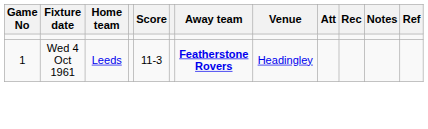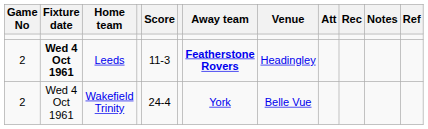(22, 60) 1 -> (22, 60) 2
(63, 60) normal -> (61, 60) bold
+ row: (110, 103)
